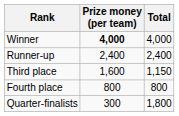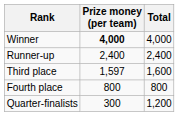(112, 71) 1,600 -> (112, 71) 1,597
(159, 71) 1,150 -> (159, 71) 1,600
(159, 103) 1,800 -> (159, 103) 1,200
